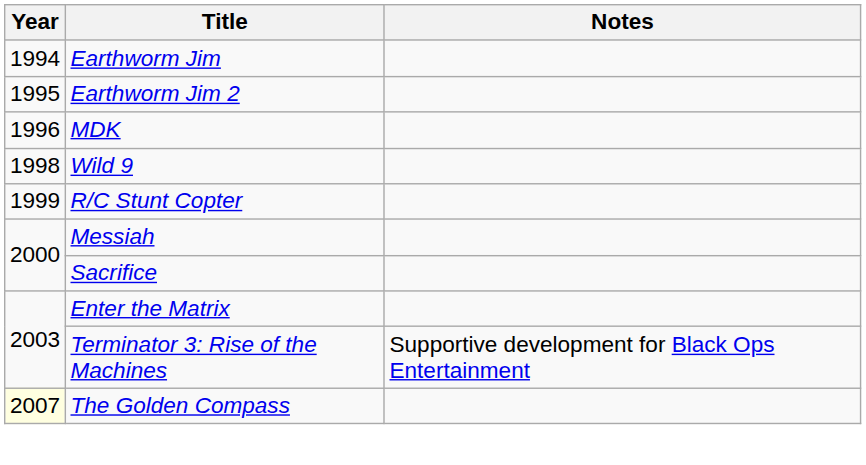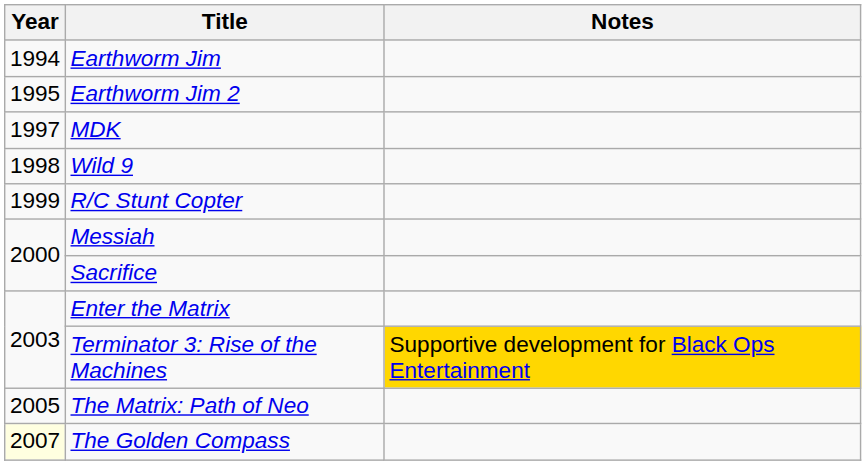(35, 129) 1996 -> (35, 129) 1997
(582, 357) no background -> (582, 357) gold background
+ row: (190, 405)
